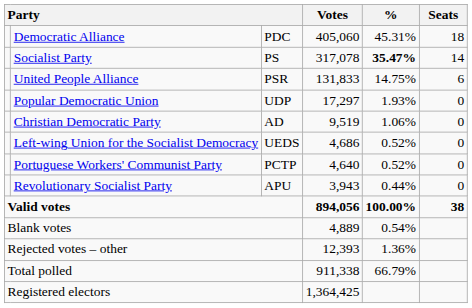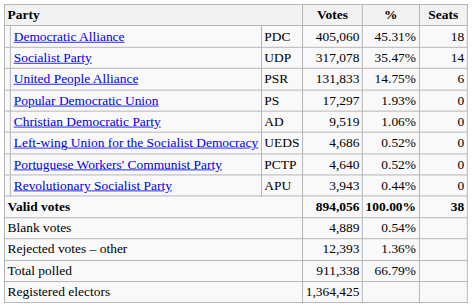(272, 57) PS -> (278, 57) UDP
(394, 57) bold -> (395, 57) normal
(278, 100) UDP -> (272, 100) PS
